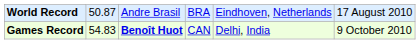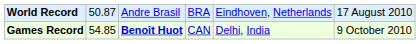(102, 30) 54.83 -> (102, 30) 54.85
